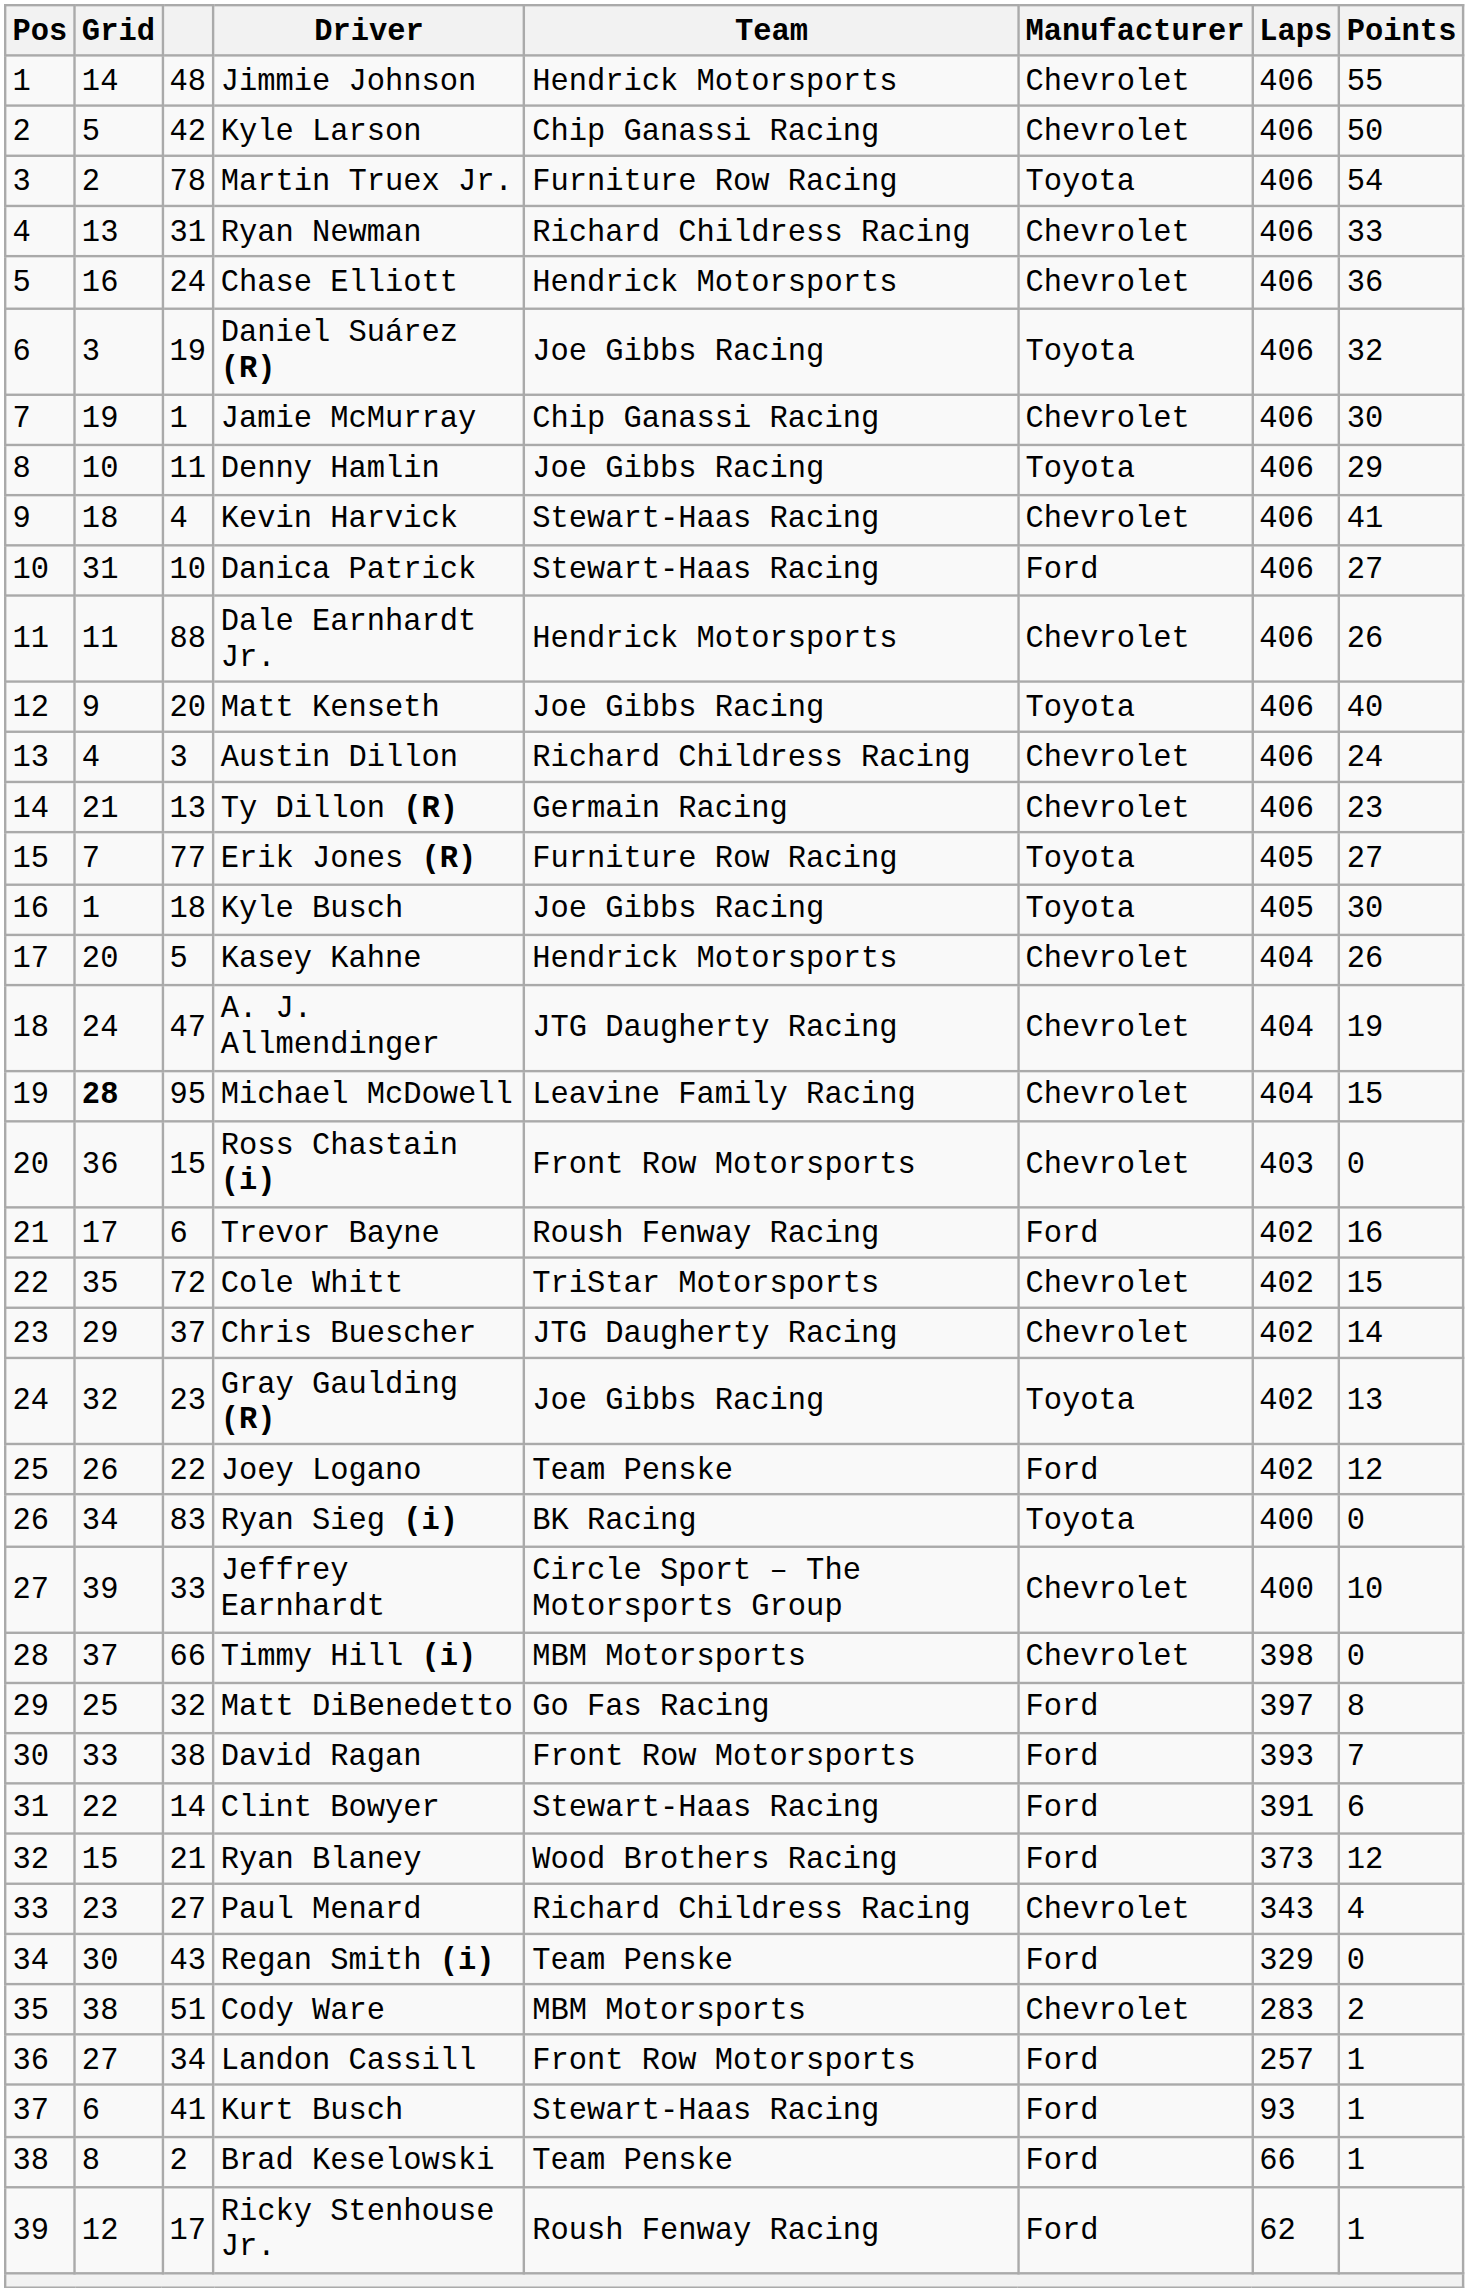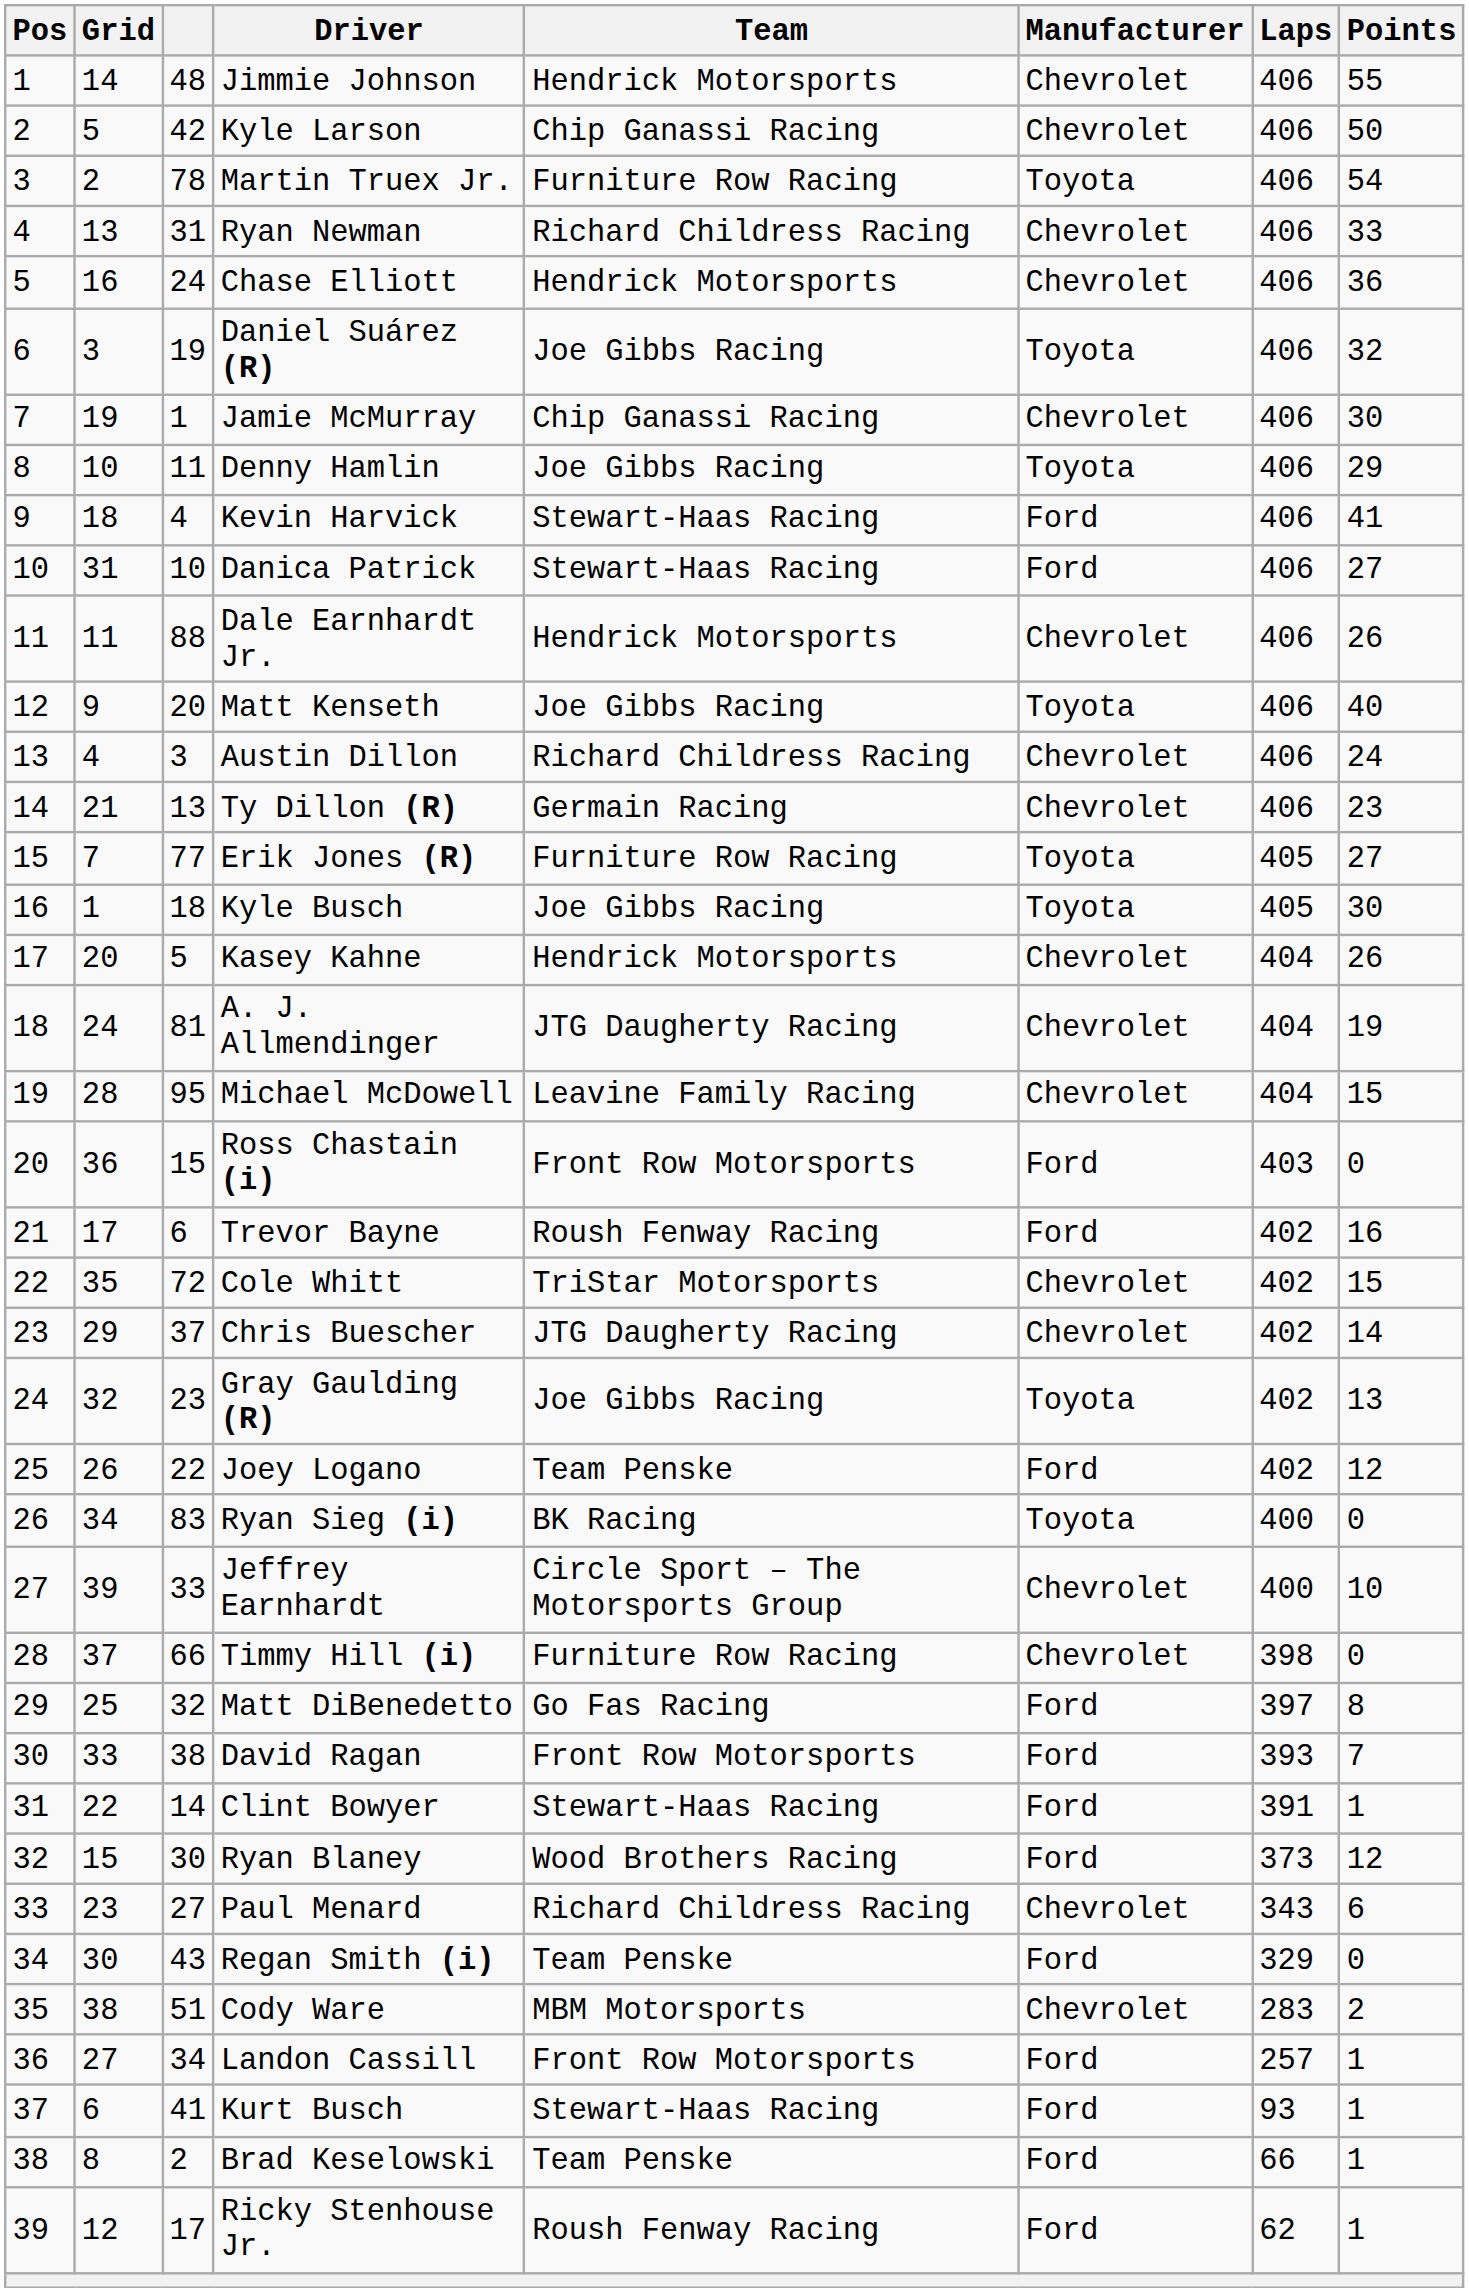(1108, 520) Chevrolet -> (1062, 520) Ford
(188, 1027) 47 -> (188, 1027) 81
(100, 1096) bold -> (100, 1096) normal
(1108, 1164) Chevrolet -> (1062, 1164) Ford
(669, 1657) MBM Motorsports -> (715, 1657) Furniture Row Racing
(1356, 1808) 6 -> (1356, 1808) 1
(188, 1858) 21 -> (188, 1858) 30
(1356, 1909) 4 -> (1356, 1909) 6
